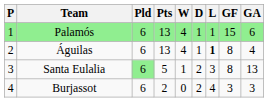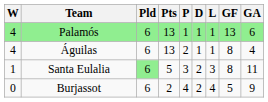columns swapped: (11, 13) <-> (184, 13)
(230, 32) 15 -> (230, 32) 13
(212, 50) bold -> (212, 50) normal
(252, 69) 13 -> (252, 69) 11
(230, 87) 3 -> (230, 87) 5
(252, 87) 3 -> (252, 87) 9
